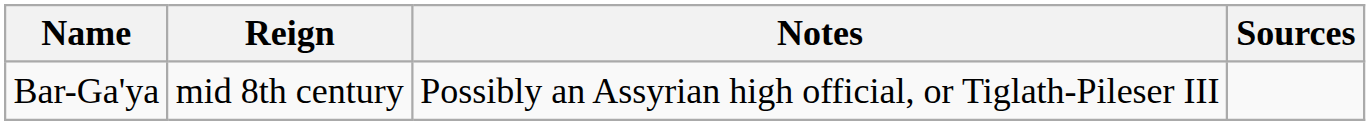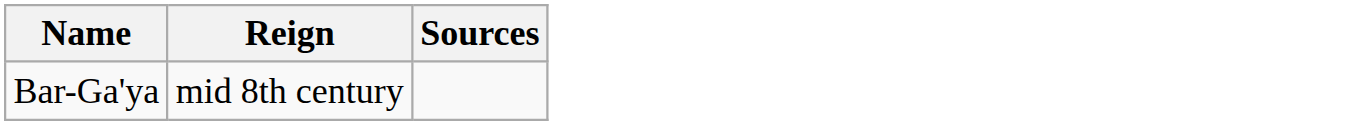- column: (820, 33)
